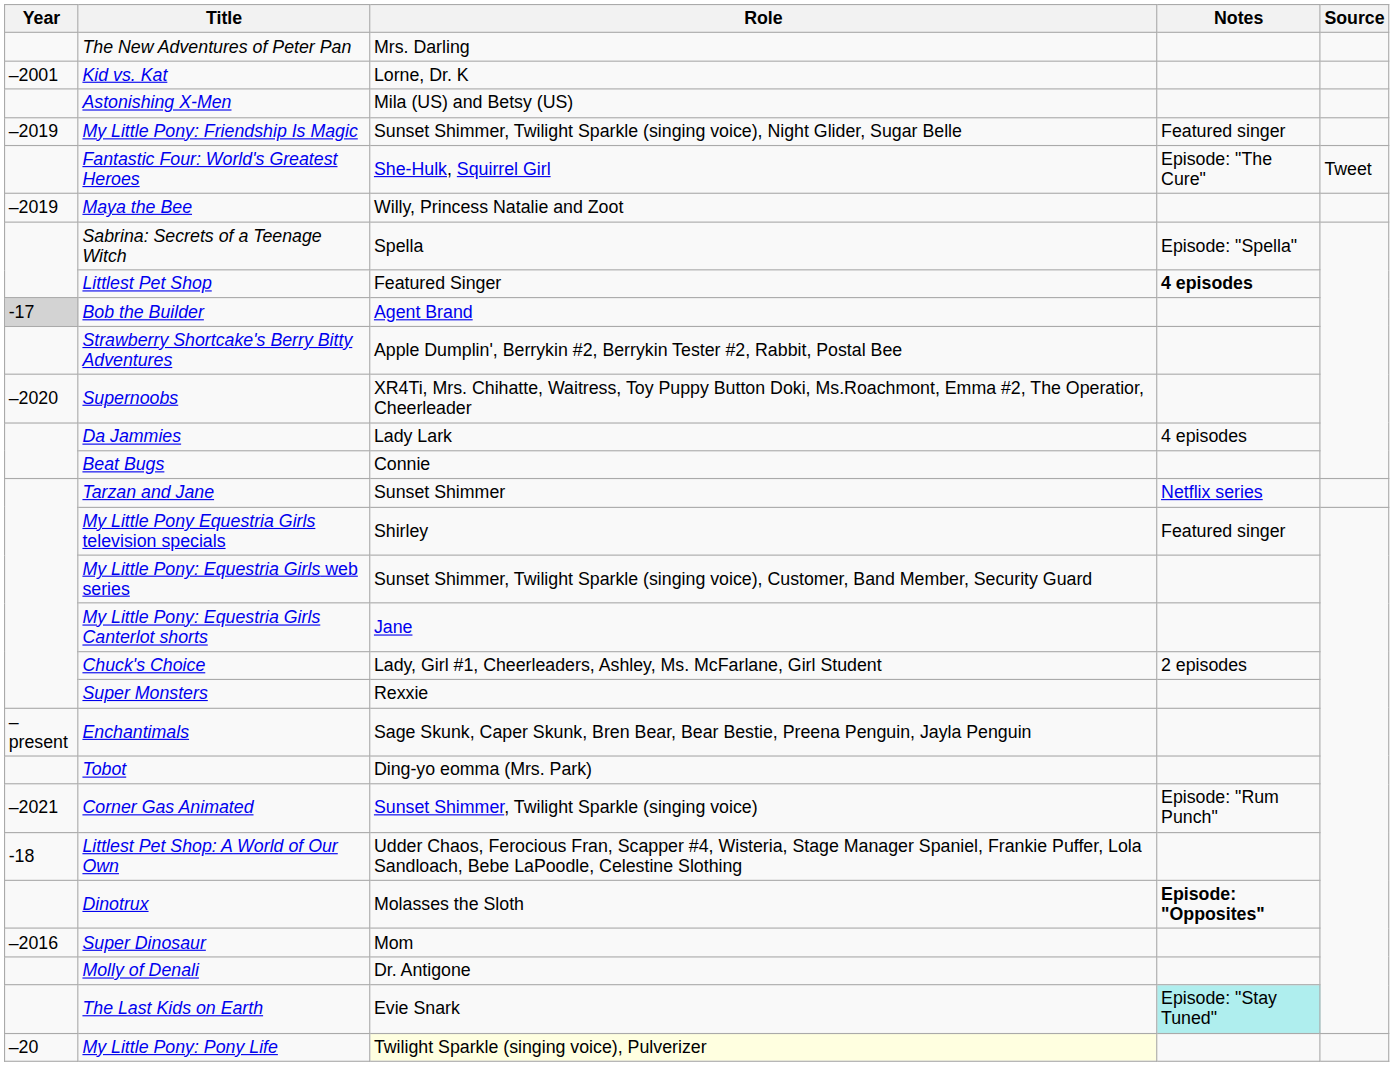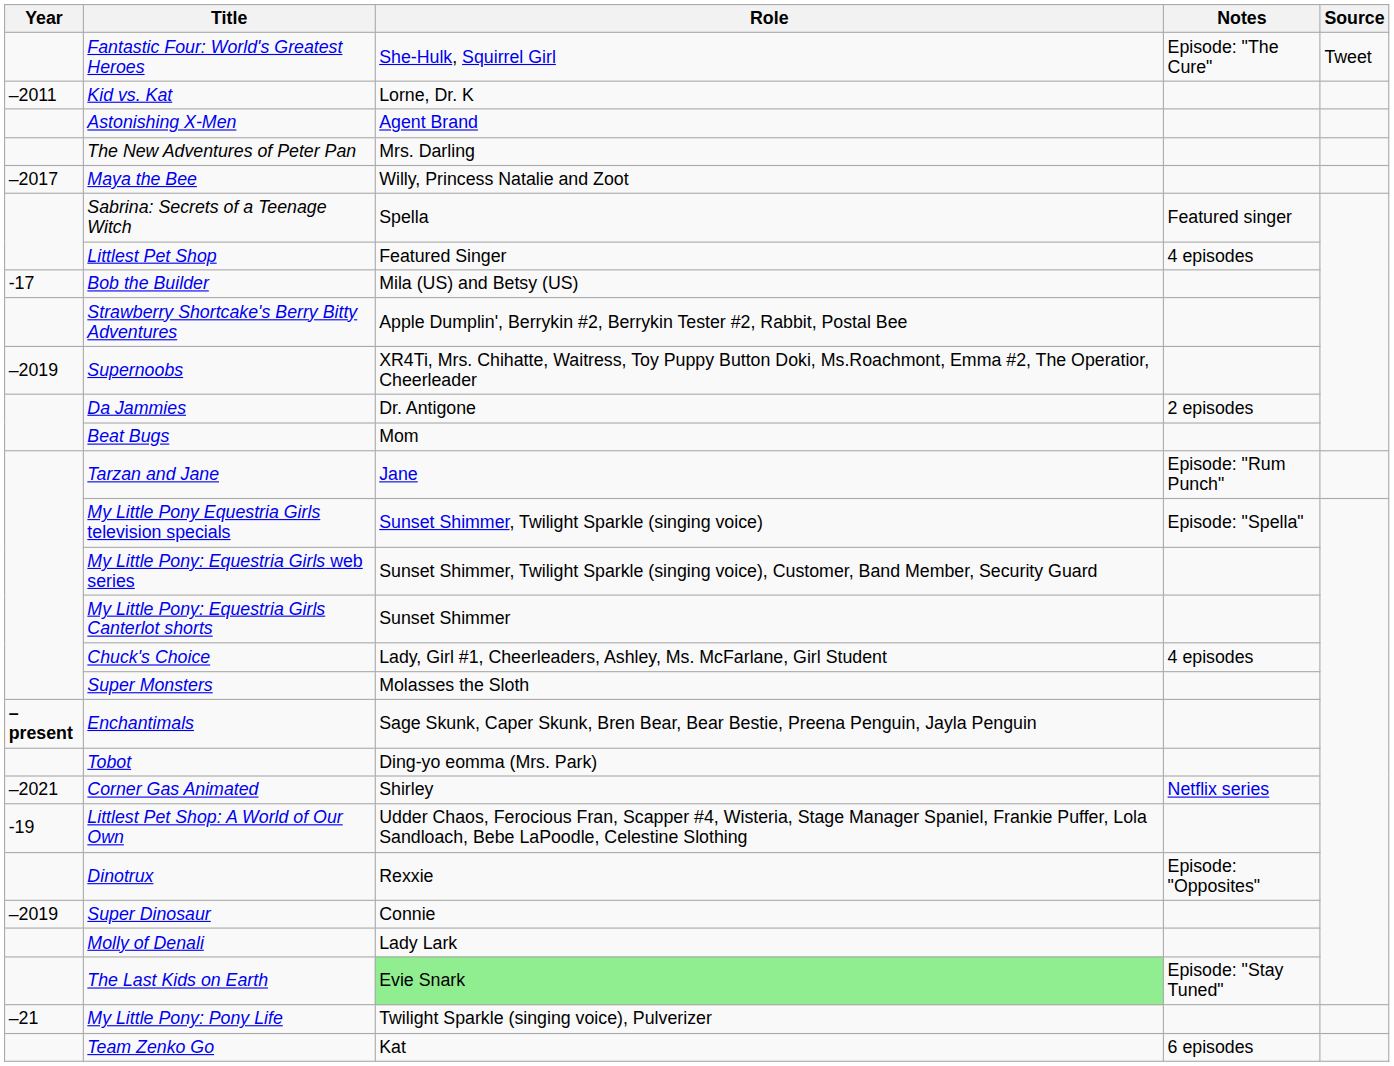rows swapped: (210, 169) <-> (217, 46)
(33, 74) –2001 -> (33, 94) –2011
(474, 103) Mila (US) and Betsy (US) -> (429, 123) Agent Brand
- row: (220, 131)
(33, 207) –2019 -> (33, 179) –2017
(1229, 245) Episode: "Spella" -> (1230, 217) Featured singer
(1207, 283) bold -> (1211, 255) normal
(21, 312) lightgrey background -> (21, 283) no background
(423, 312) Agent Brand -> (479, 283) Mila (US) and Betsy (US)
(33, 398) –2020 -> (33, 370) –2019
(413, 436) Lady Lark -> (428, 408) Dr. Antigone
(1204, 436) 4 episodes -> (1211, 408) 2 episodes
(402, 464) Connie -> (399, 436) Mom
(440, 492) Sunset Shimmer -> (398, 474) Jane
(1212, 492) Netflix series -> (1227, 474) Episode: "Rum Punch"
(401, 530) Shirley -> (571, 522) Sunset Shimmer, Twilight Sparkle (singing voice)
(1223, 530) Featured singer -> (1236, 522) Episode: "Spella"
(393, 627) Jane -> (445, 619) Sunset Shimmer
(1204, 665) 2 episodes -> (1211, 657) 4 episodes
(401, 693) Rexxie -> (454, 685) Molasses the Sloth
(38, 731) normal -> (41, 723) bold
(566, 808) Sunset Shimmer, Twilight Sparkle (singing voice) -> (406, 789) Shirley
(1220, 808) Episode: "Rum Punch" -> (1218, 789) Netflix series
(21, 856) -18 -> (21, 828) -19
(449, 904) Molasses the Sloth -> (406, 876) Rexxie
(1213, 904) bold -> (1214, 876) normal
(33, 942) –2016 -> (33, 914) –2019
(394, 942) Mom -> (407, 914) Connie
(422, 970) Dr. Antigone -> (418, 942) Lady Lark
(417, 1008) no background -> (422, 980) lightgreen background
(1219, 1008) paleturquoise background -> (1226, 980) no background
(23, 1046) –20 -> (23, 1018) –21
(540, 1046) lightyellow background -> (545, 1018) no background
+ row: (151, 1046)
